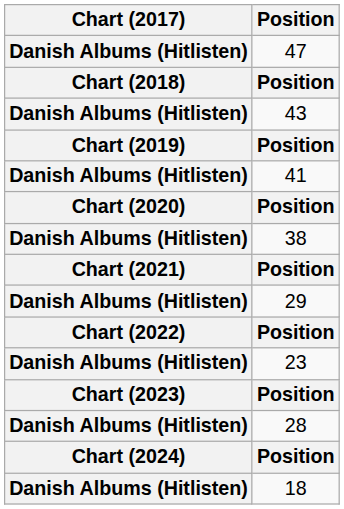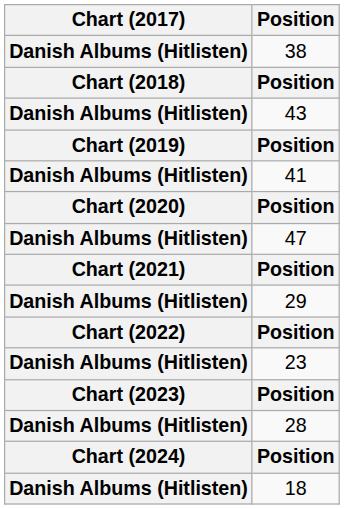rows swapped: (296, 238) <-> (296, 51)
